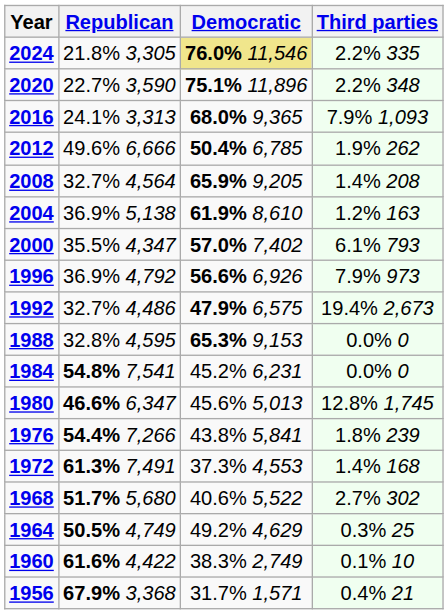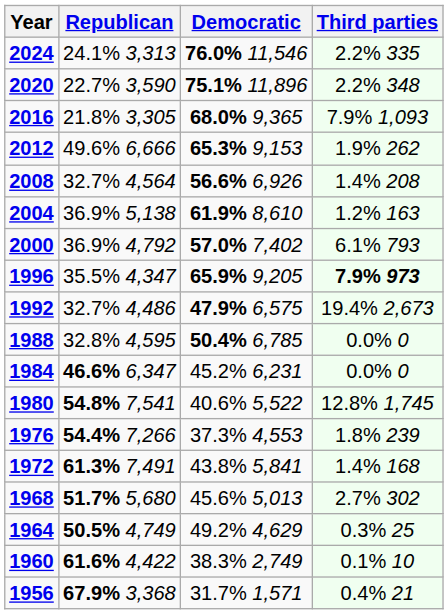(119, 53) 21.8% 3,305 -> (119, 53) 24.1% 3,313
(246, 53) khaki background -> (246, 53) no background
(119, 117) 24.1% 3,313 -> (119, 117) 21.8% 3,305
(246, 149) 50.4% 6,785 -> (246, 149) 65.3% 9,153
(246, 180) 65.9% 9,205 -> (246, 180) 56.6% 6,926
(119, 244) 35.5% 4,347 -> (119, 244) 36.9% 4,792
(119, 276) 36.9% 4,792 -> (119, 276) 35.5% 4,347
(246, 276) 56.6% 6,926 -> (246, 276) 65.9% 9,205
(377, 276) normal -> (377, 276) bold
(246, 339) 65.3% 9,153 -> (246, 339) 50.4% 6,785
(119, 371) 54.8% 7,541 -> (119, 371) 46.6% 6,347
(119, 403) 46.6% 6,347 -> (119, 403) 54.8% 7,541
(246, 403) 45.6% 5,013 -> (246, 403) 40.6% 5,522
(246, 435) 43.8% 5,841 -> (246, 435) 37.3% 4,553
(246, 466) 37.3% 4,553 -> (246, 466) 43.8% 5,841
(246, 498) 40.6% 5,522 -> (246, 498) 45.6% 5,013
